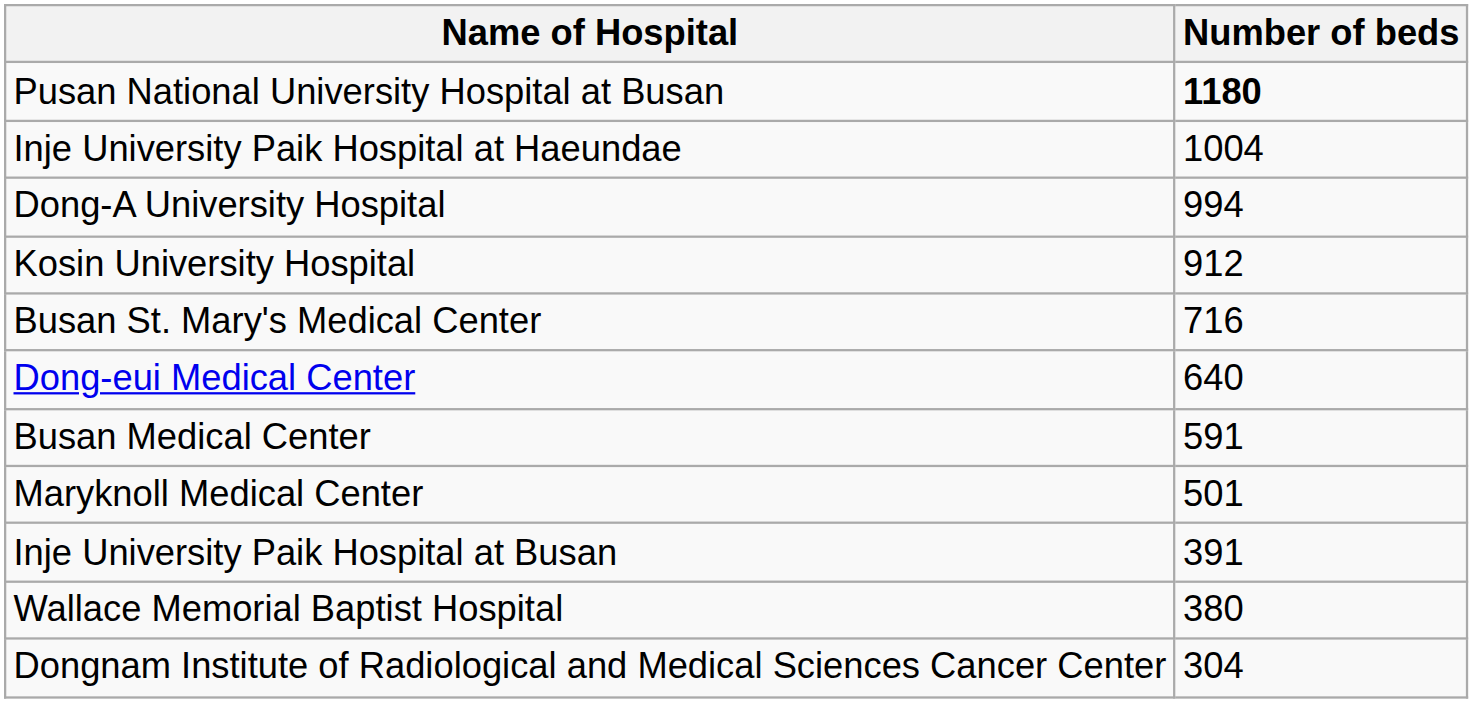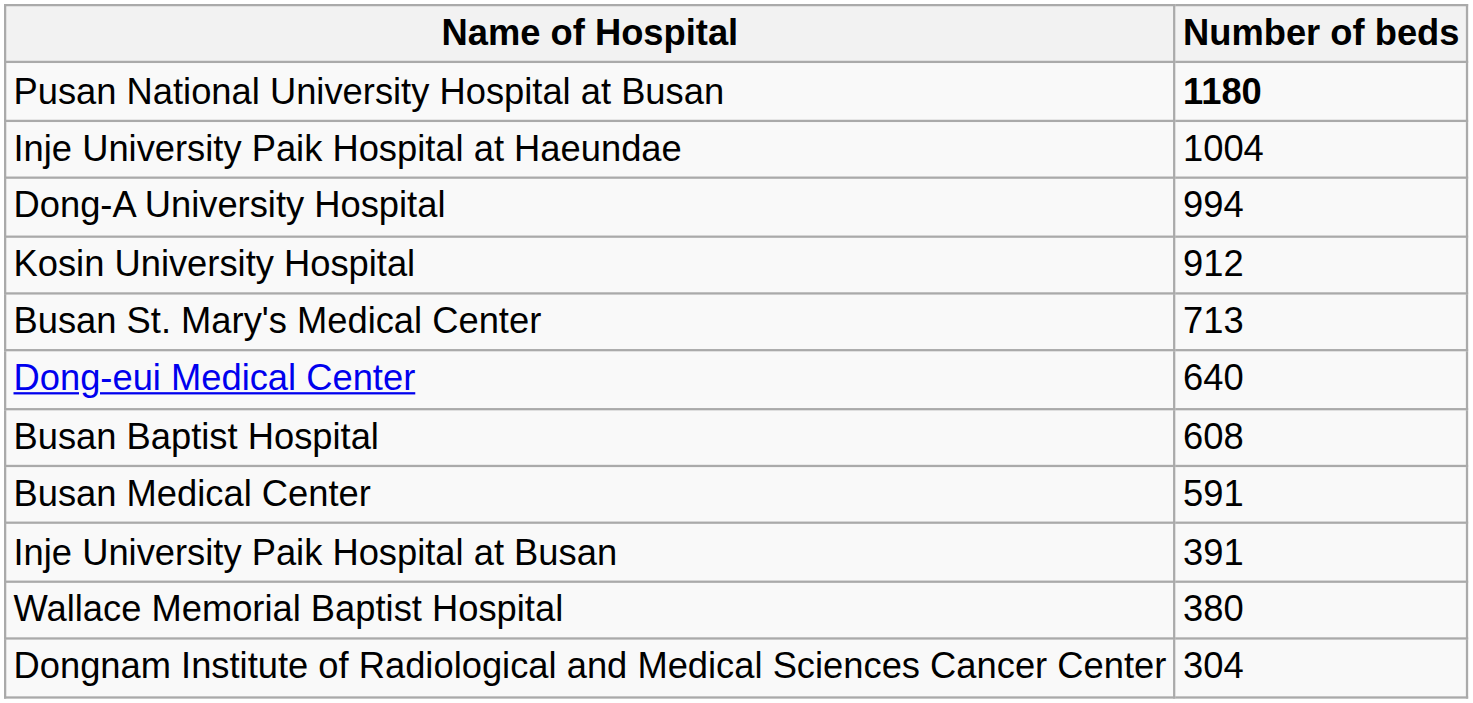(1213, 321) 716 -> (1213, 321) 713
+ row: (196, 436)
- row: (218, 494)
